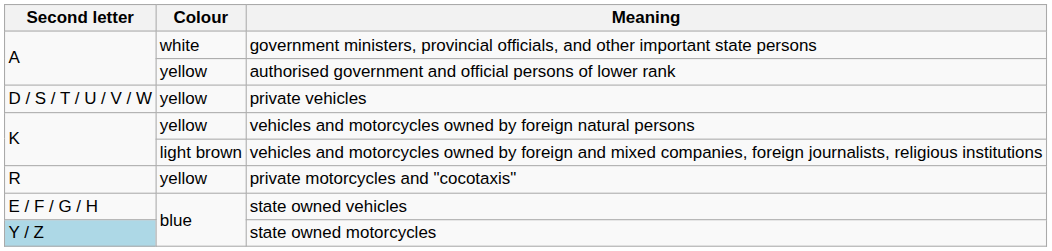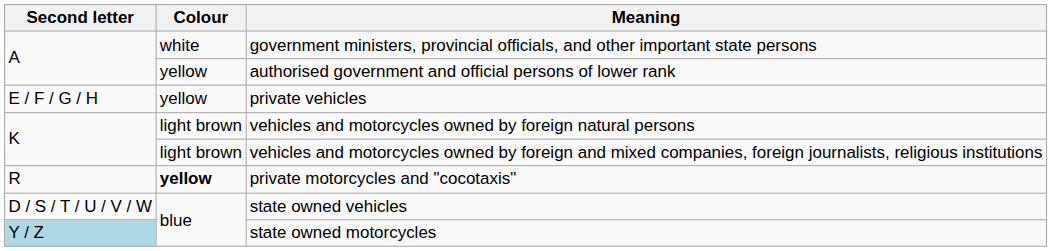(80, 98) D / S / T / U / V / W -> (53, 98) E / F / G / H
(183, 125) yellow -> (201, 125) light brown
(183, 179) normal -> (186, 179) bold
(53, 206) E / F / G / H -> (80, 206) D / S / T / U / V / W
